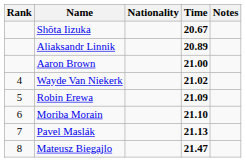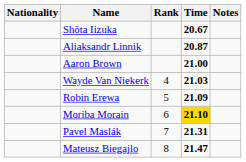columns swapped: (19, 13) <-> (153, 13)
(196, 47) 20.89 -> (196, 47) 20.87
(196, 81) 21.02 -> (196, 81) 21.03
(196, 115) no background -> (196, 115) gold background
(196, 132) 21.13 -> (196, 132) 21.31
